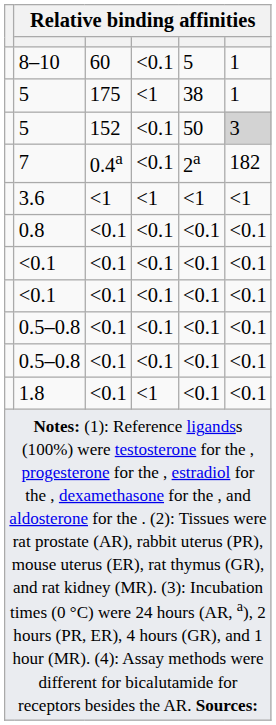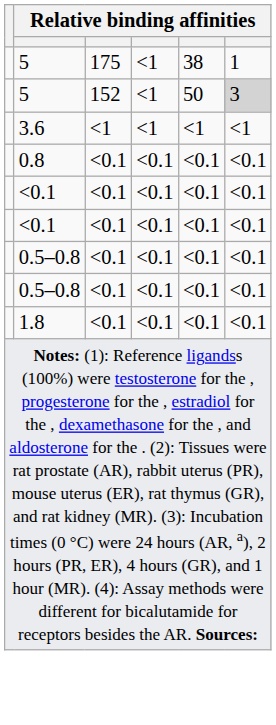- row: (39, 62)
(155, 127) <0.1 -> (147, 95) <1
- row: (24, 162)
(147, 392) <1 -> (155, 322) <0.1
